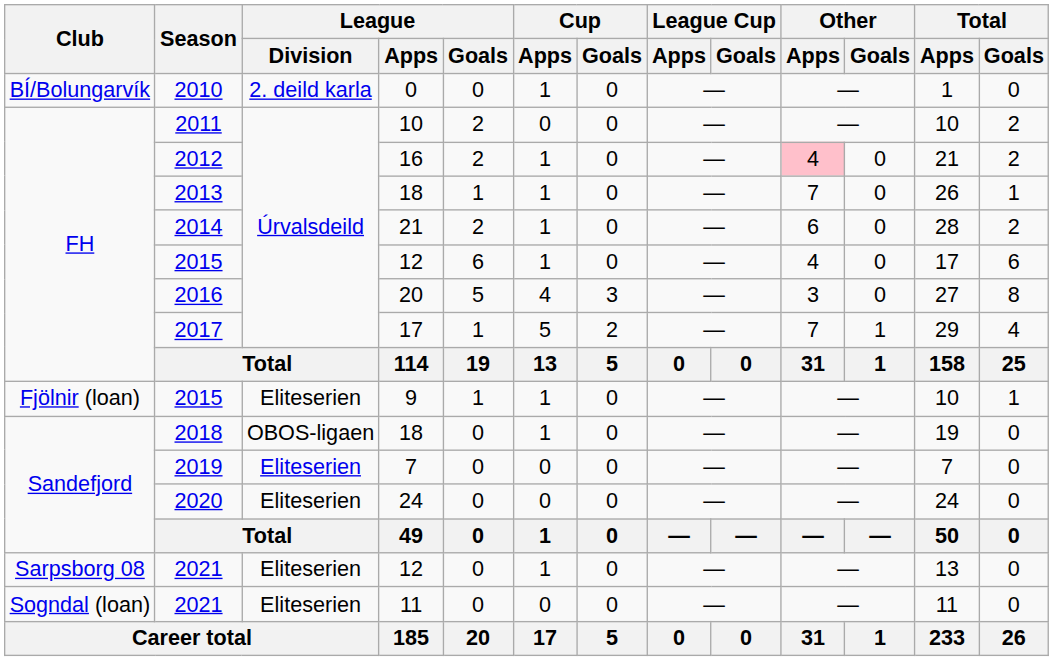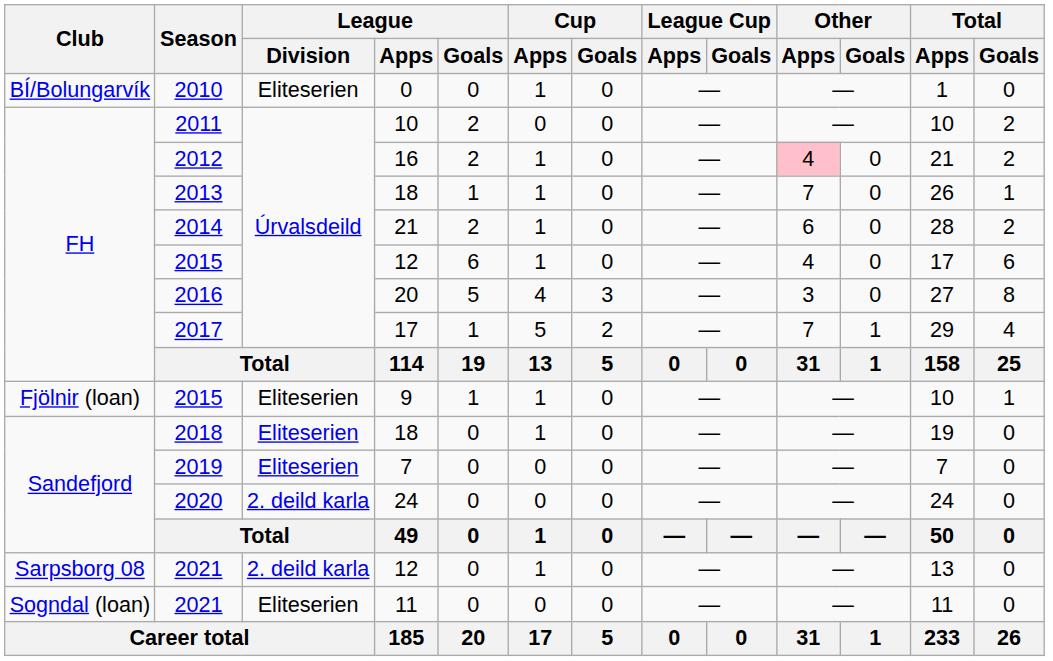(311, 90) 2. deild karla -> (308, 90) Eliteserien
(311, 432) OBOS-ligaen -> (308, 432) Eliteserien
(311, 501) Eliteserien -> (308, 501) 2. deild karla
(311, 569) Eliteserien -> (308, 569) 2. deild karla
